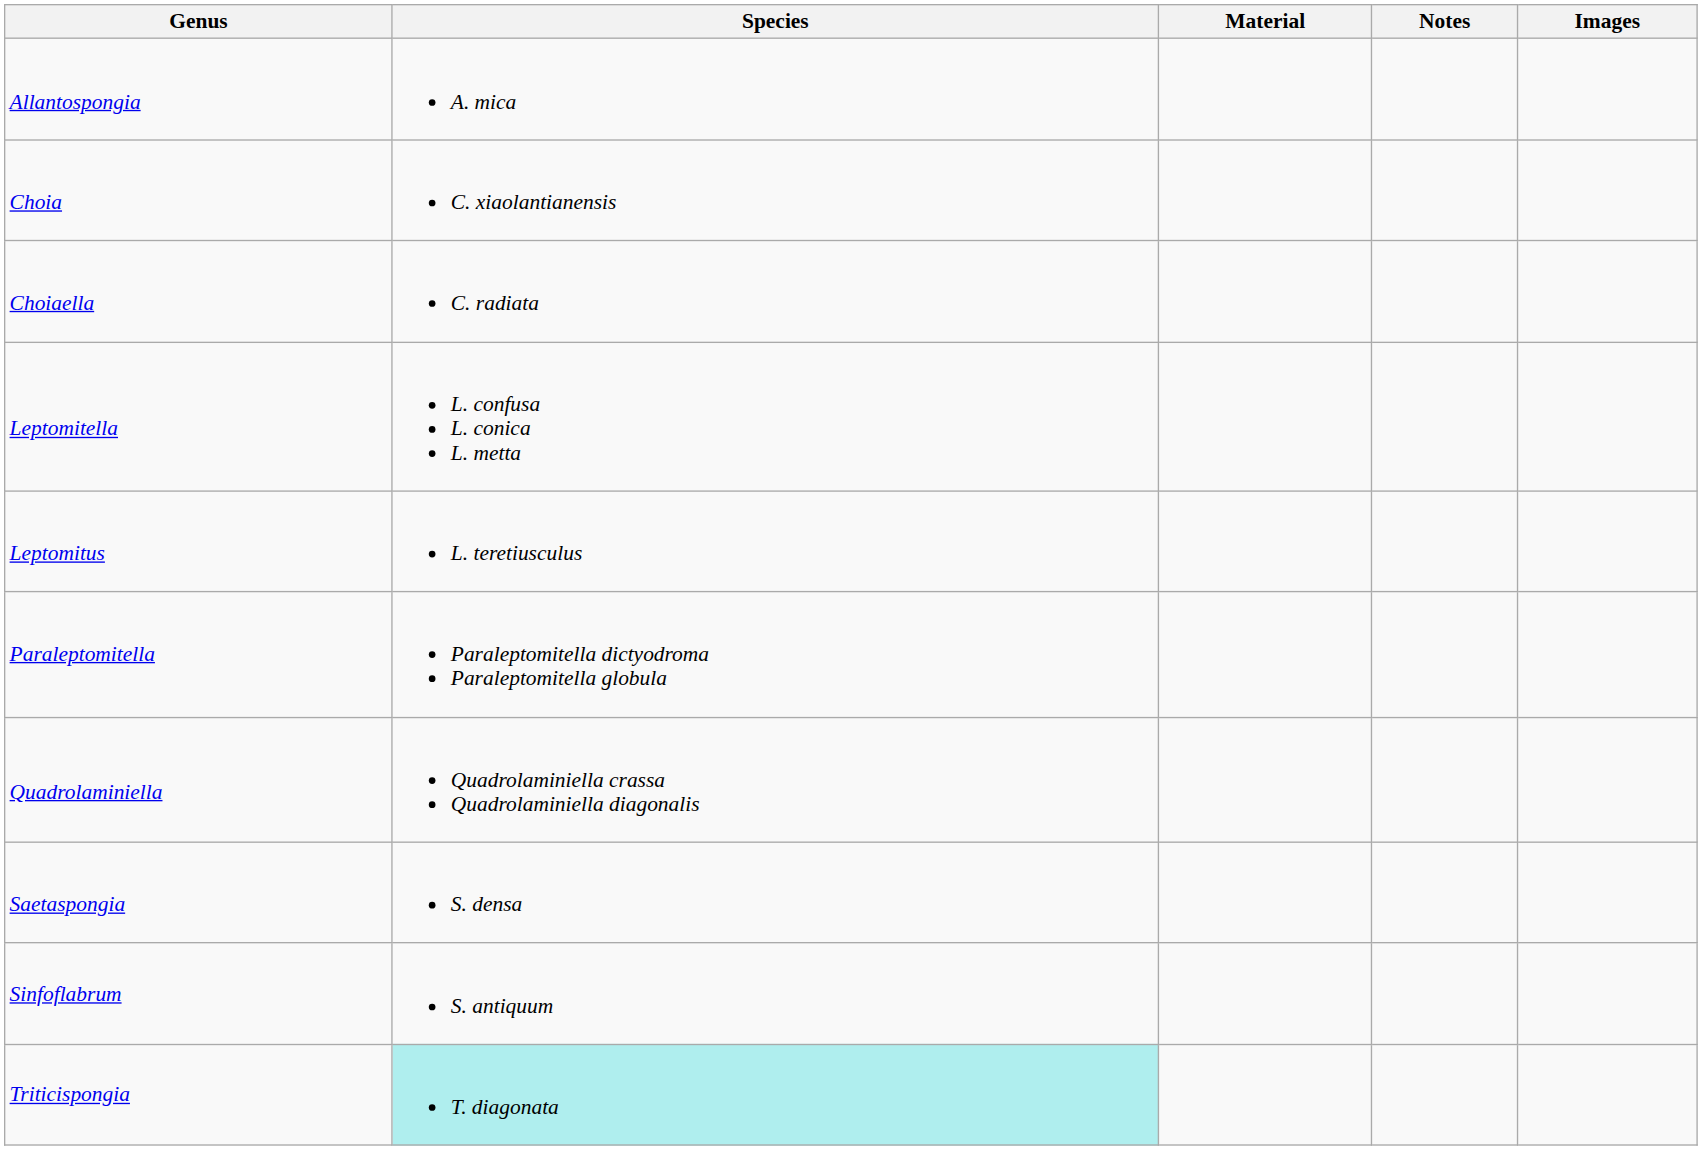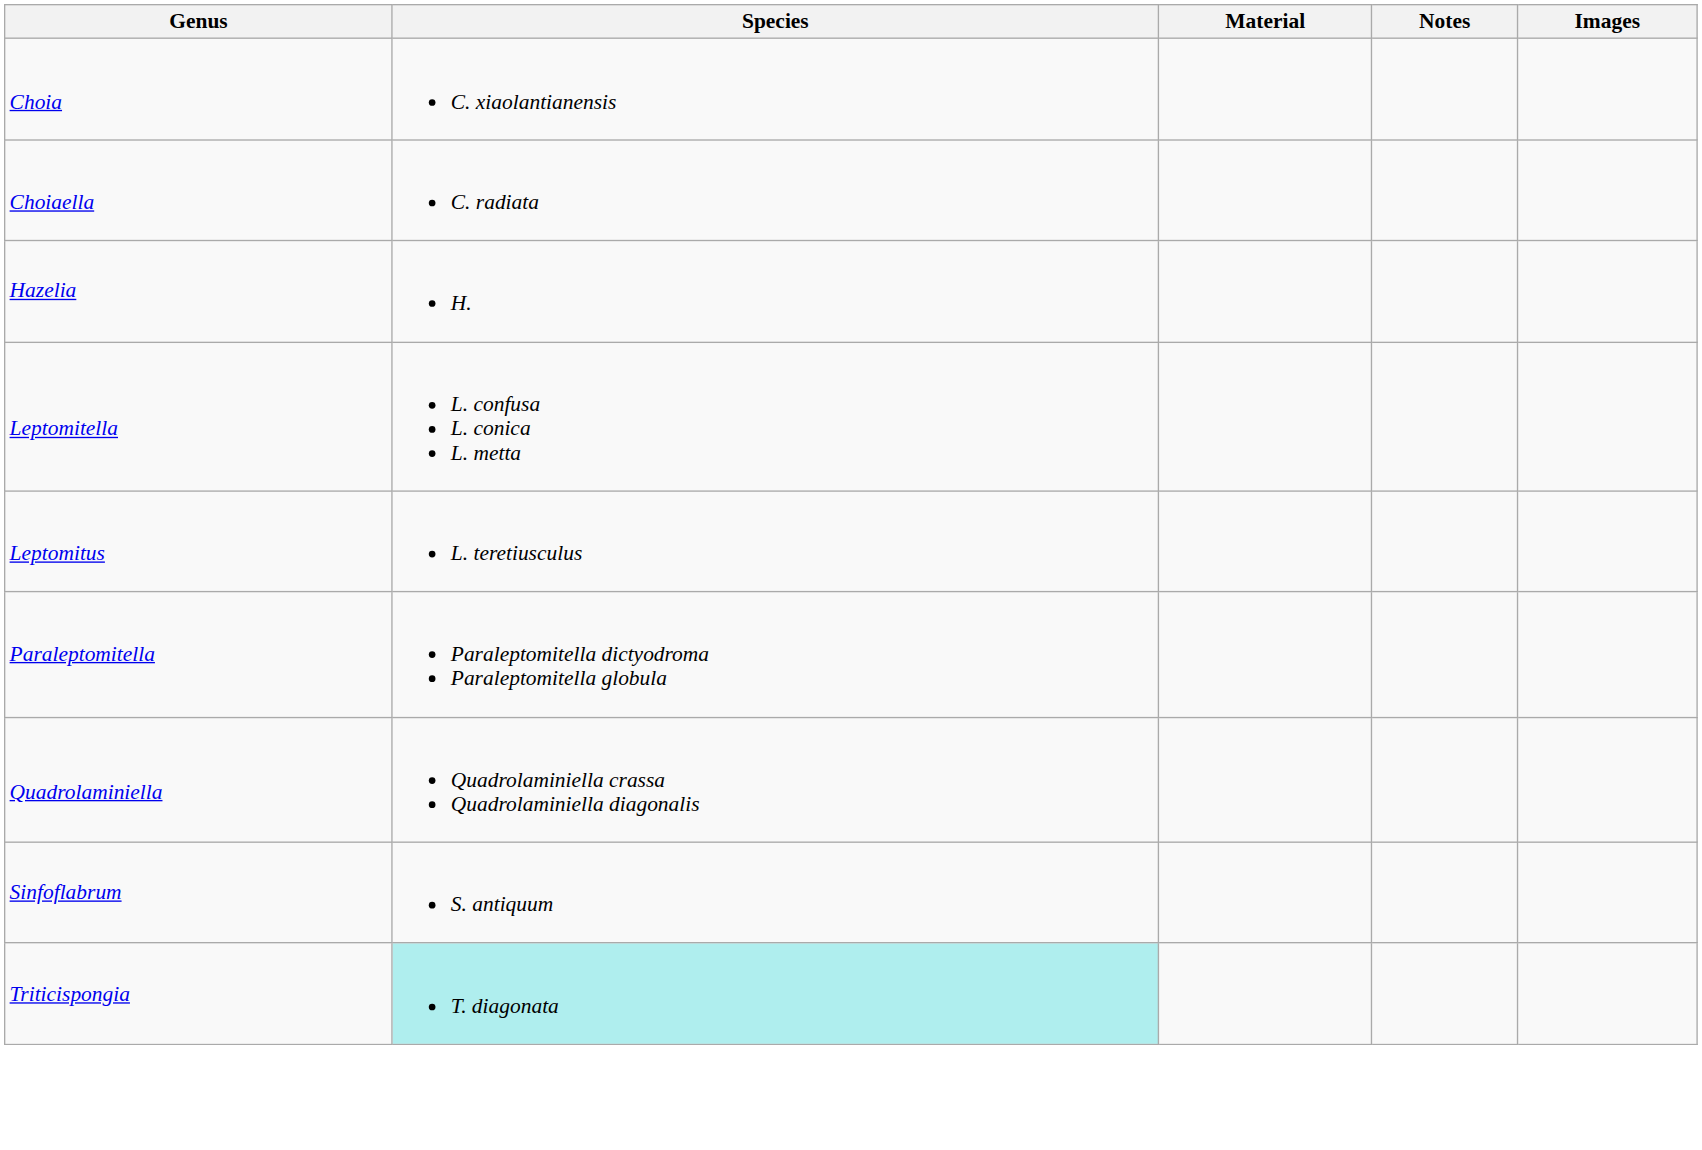- row: (75, 101)
+ row: (43, 291)
- row: (67, 904)
